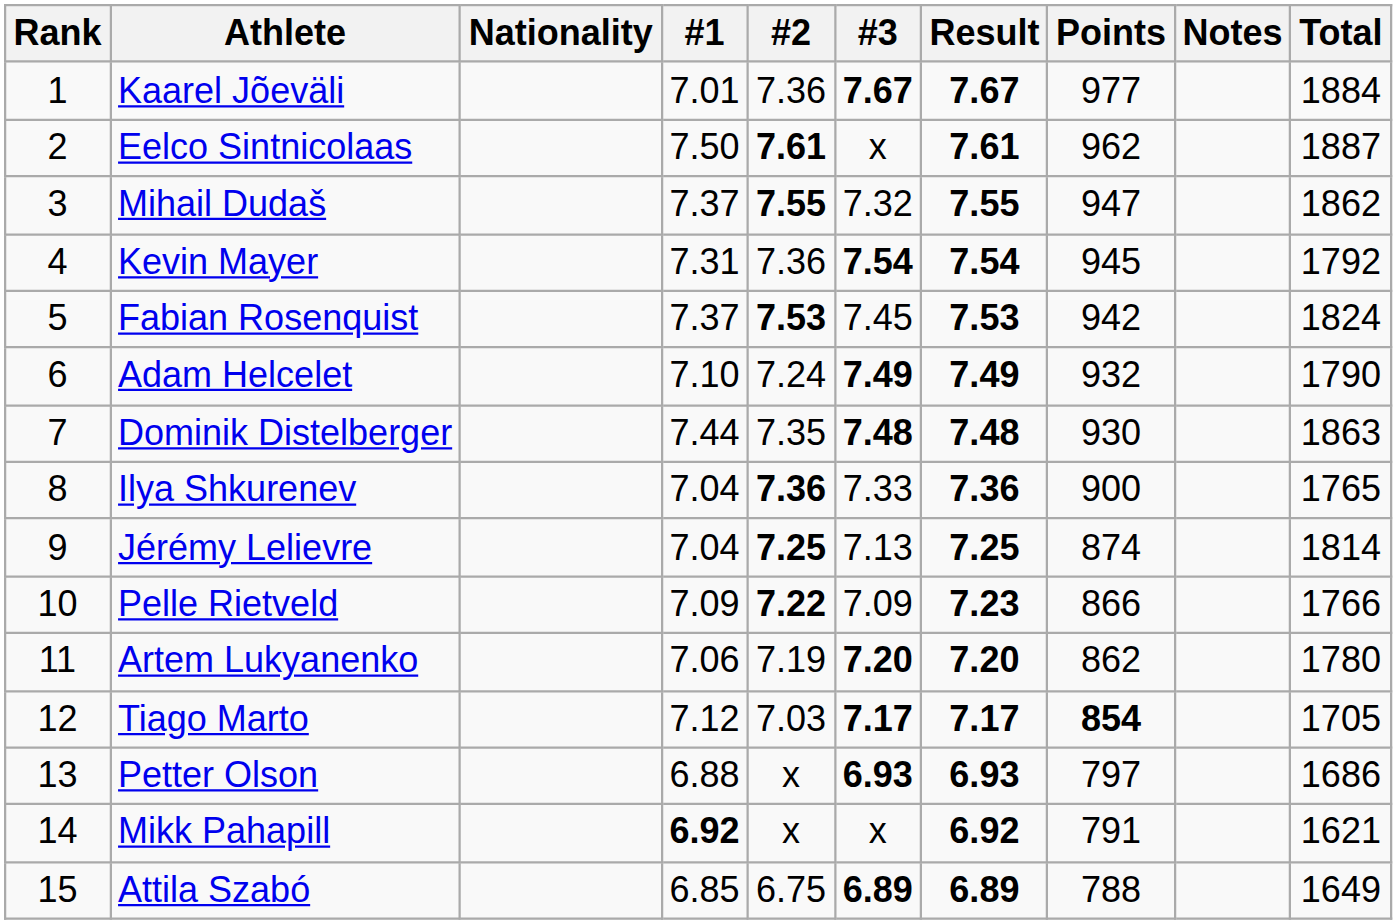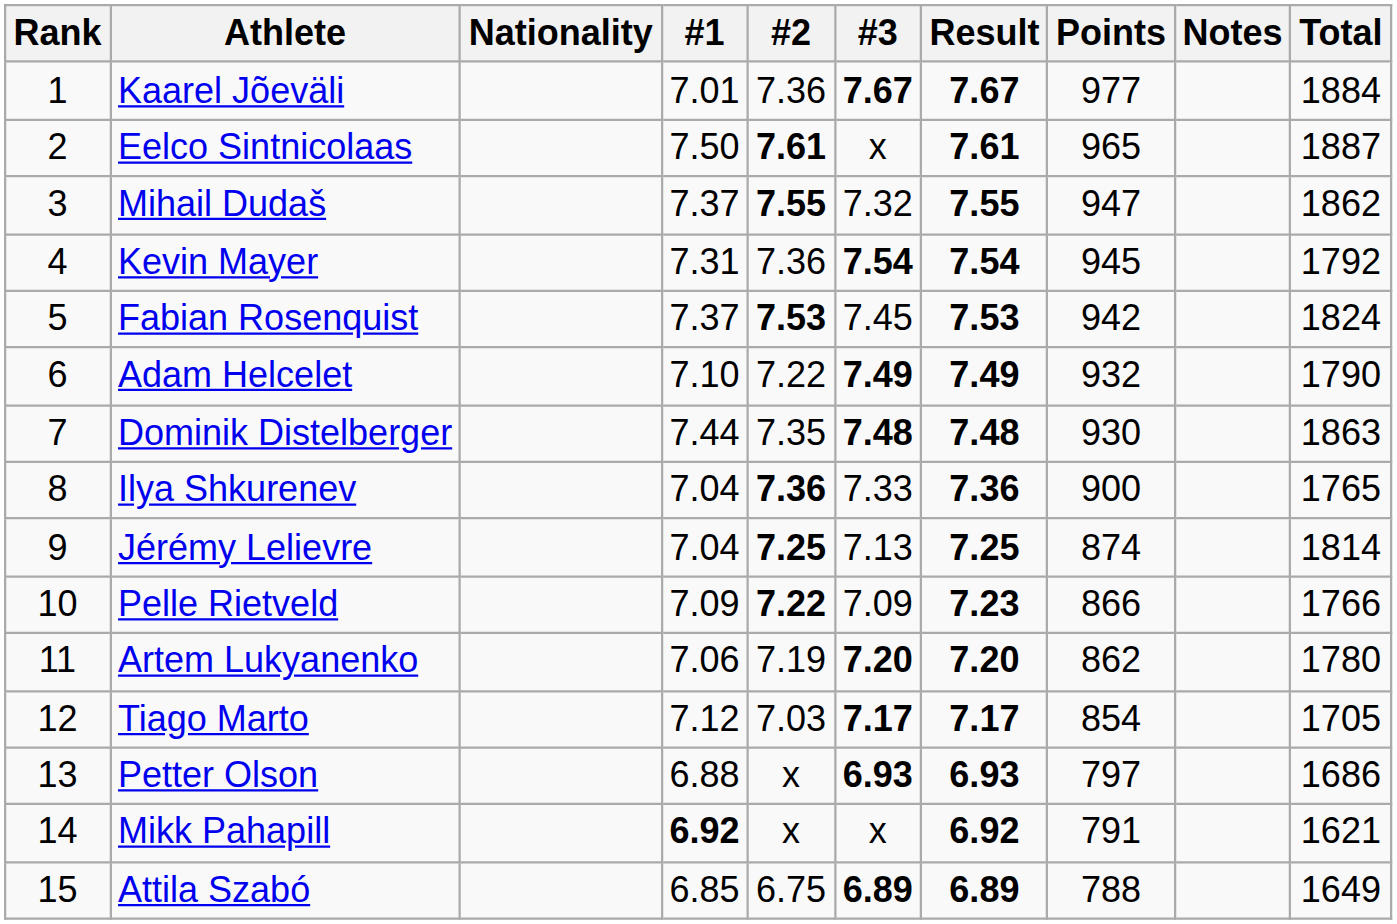(1111, 147) 962 -> (1111, 147) 965
(791, 375) 7.24 -> (791, 375) 7.22
(1111, 718) bold -> (1111, 718) normal
